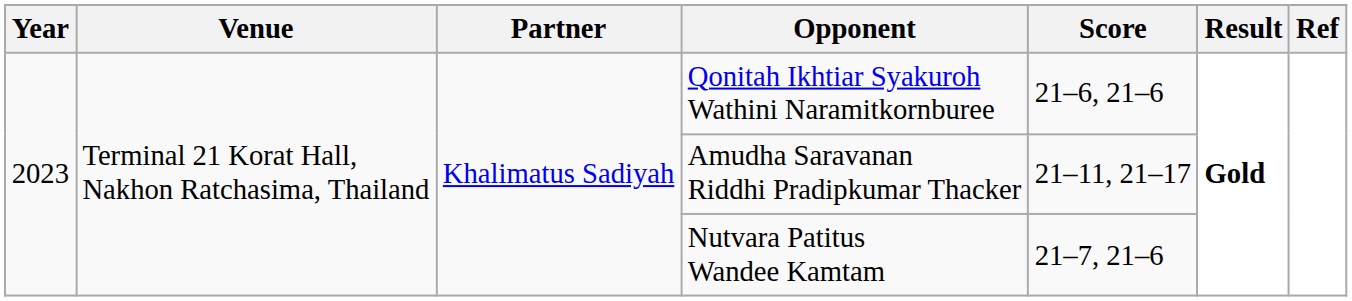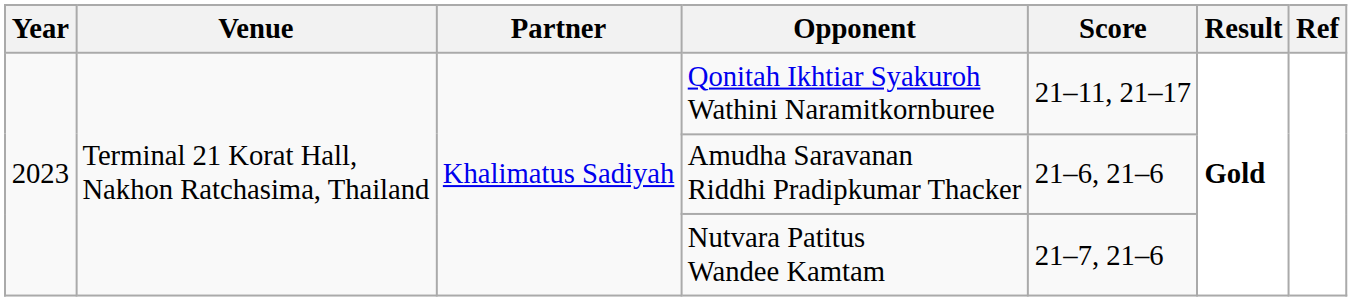(1099, 92) 21–6, 21–6 -> (1113, 92) 21–11, 21–17
(1113, 173) 21–11, 21–17 -> (1099, 173) 21–6, 21–6
